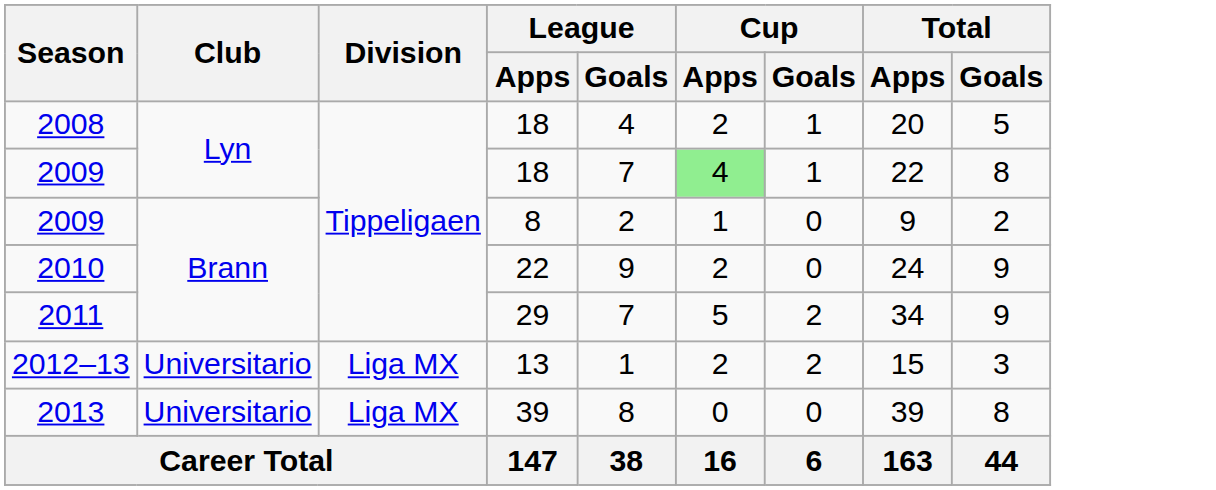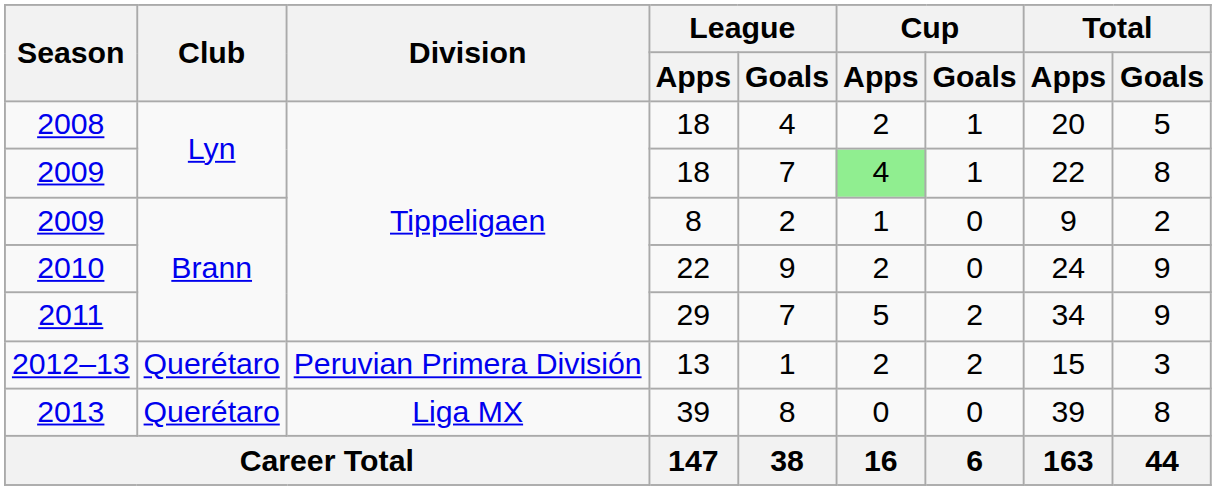(228, 364) Universitario -> (212, 364) Querétaro
(403, 364) Liga MX -> (468, 364) Peruvian Primera División
(228, 412) Universitario -> (212, 412) Querétaro
